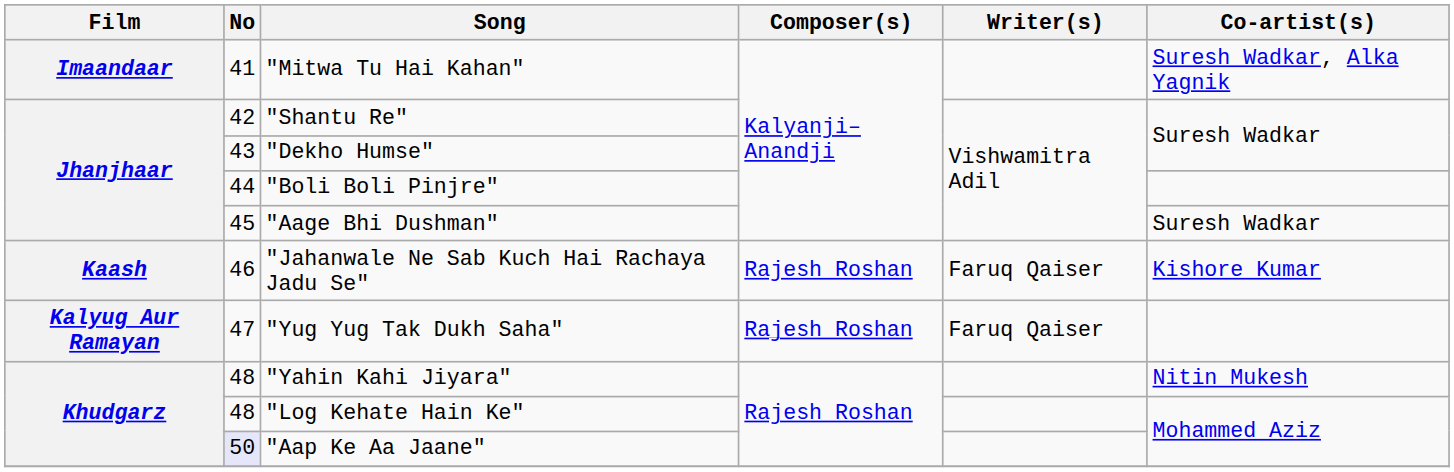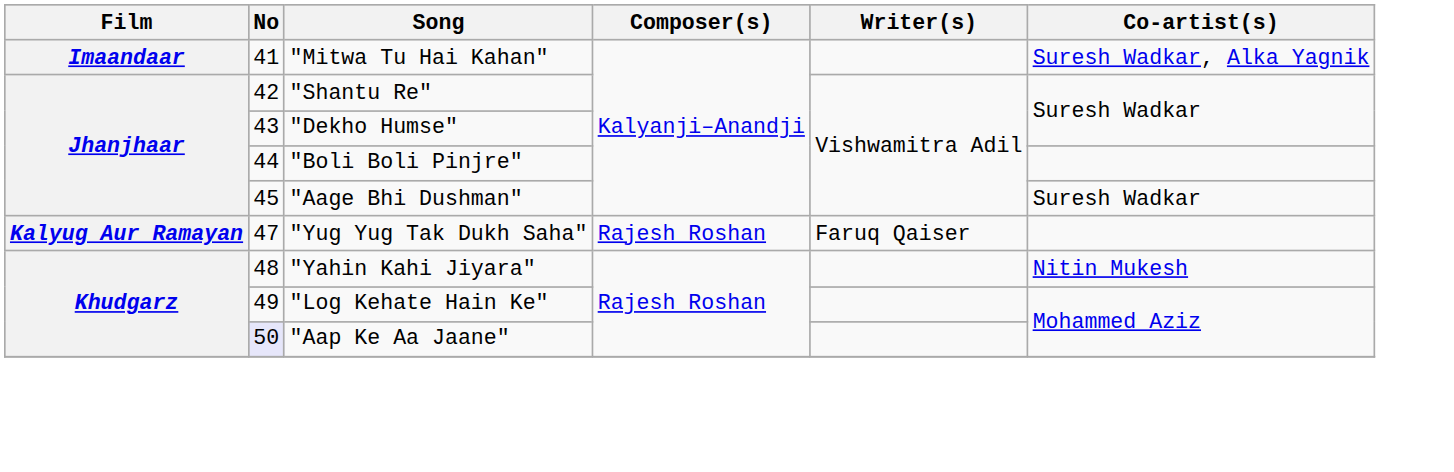- row: (486, 271)
(242, 414) 48 -> (266, 304) 49
